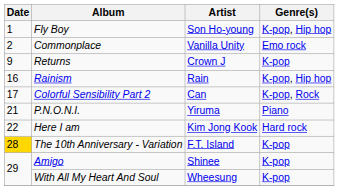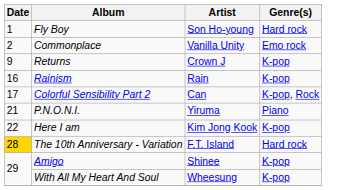(297, 29) K-pop, Hip hop -> (285, 29) Hard rock
(297, 78) K-pop, Hip hop -> (276, 78) K-pop
(285, 128) Hard rock -> (276, 128) K-pop
(276, 144) K-pop -> (285, 144) Hard rock
